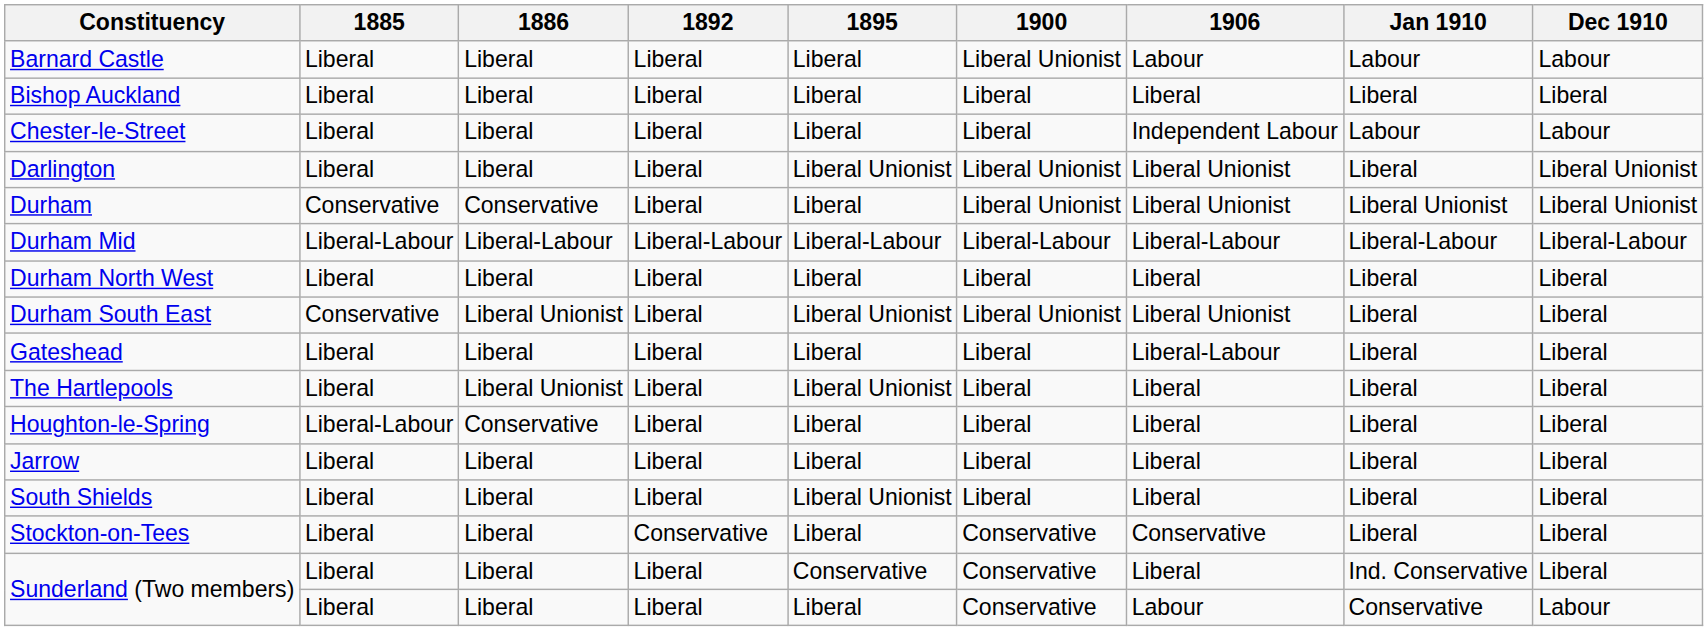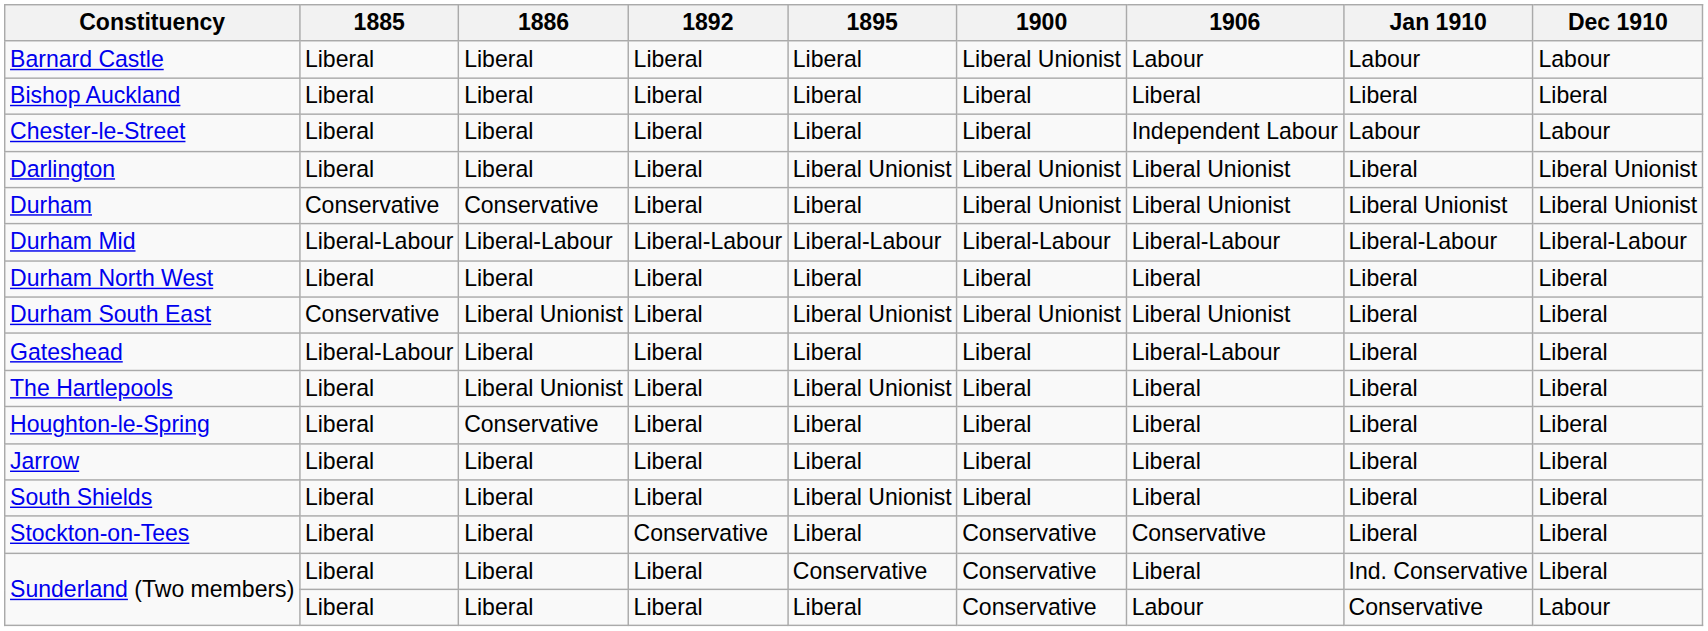(340, 351) Liberal -> (379, 351) Liberal-Labour
(379, 424) Liberal-Labour -> (340, 424) Liberal
